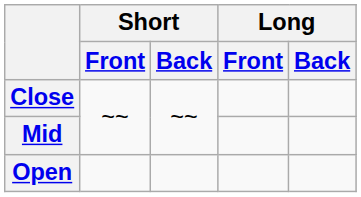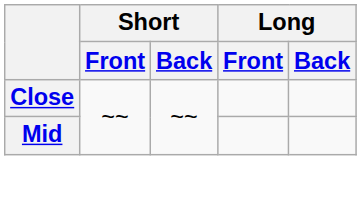- row: (42, 172)
